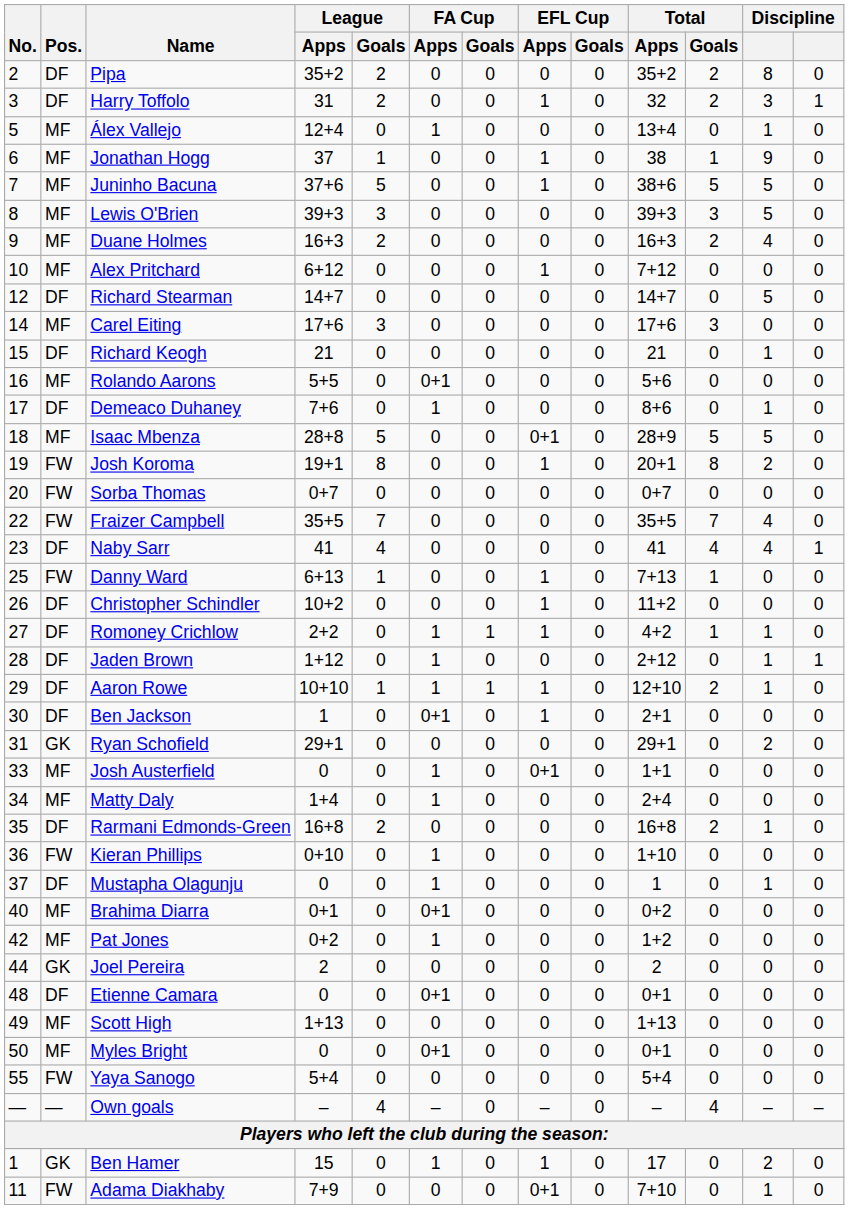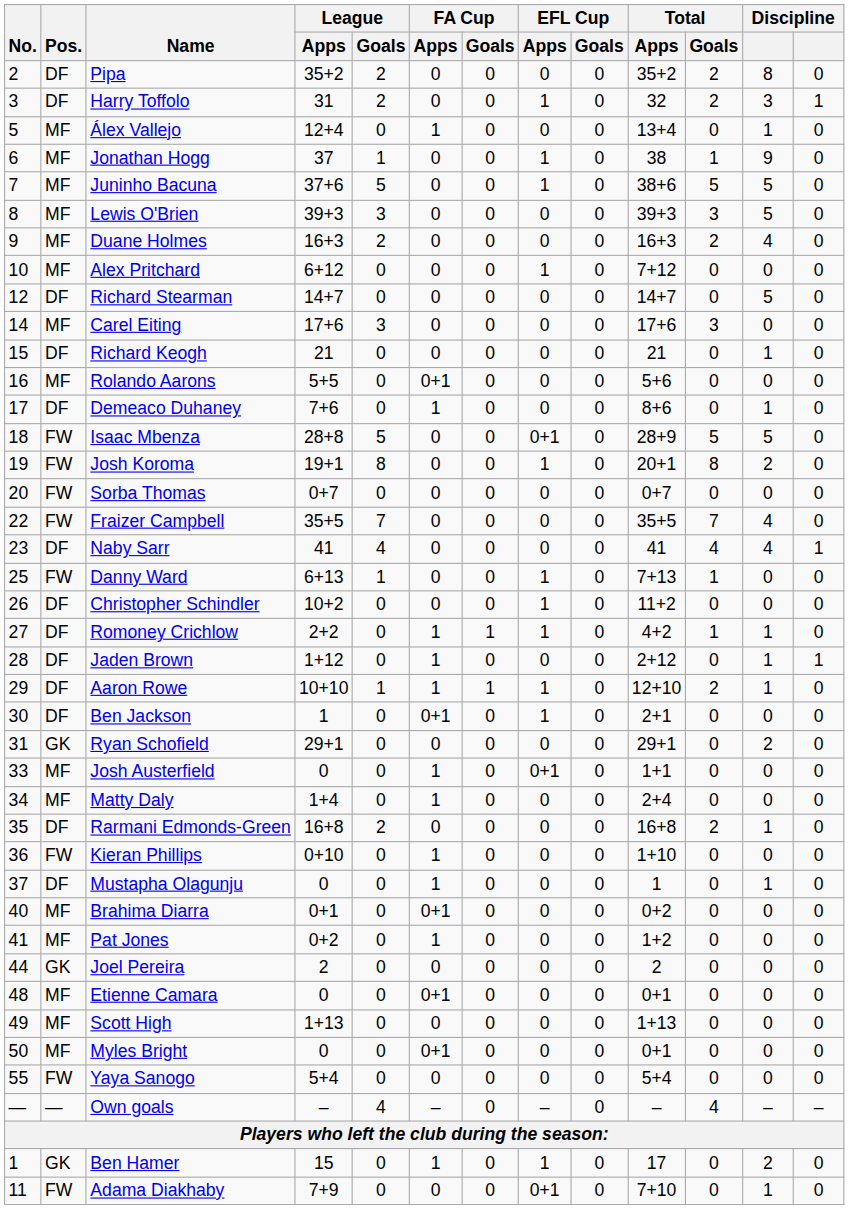(58, 437) MF -> (59, 437) FW
(18, 939) 42 -> (18, 939) 41
(57, 995) DF -> (58, 995) MF
